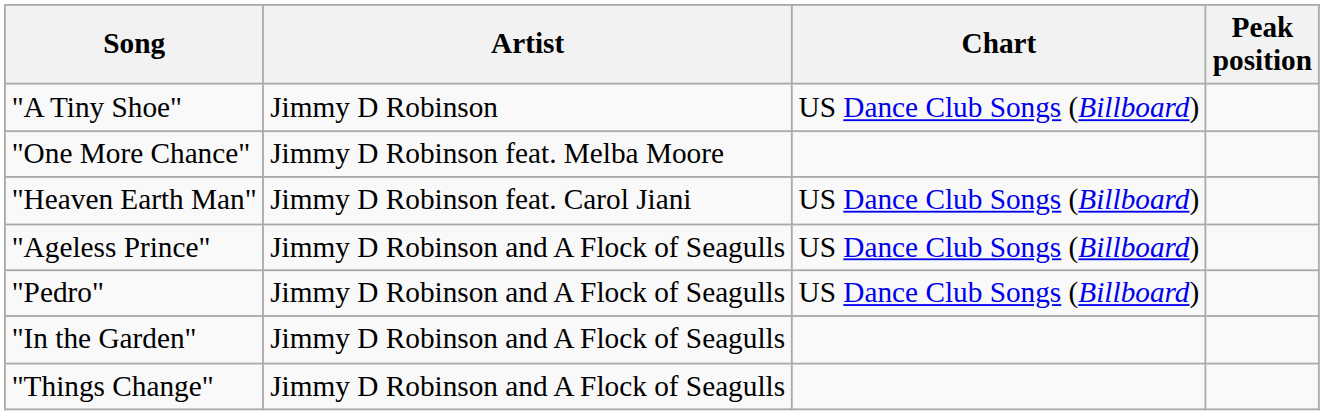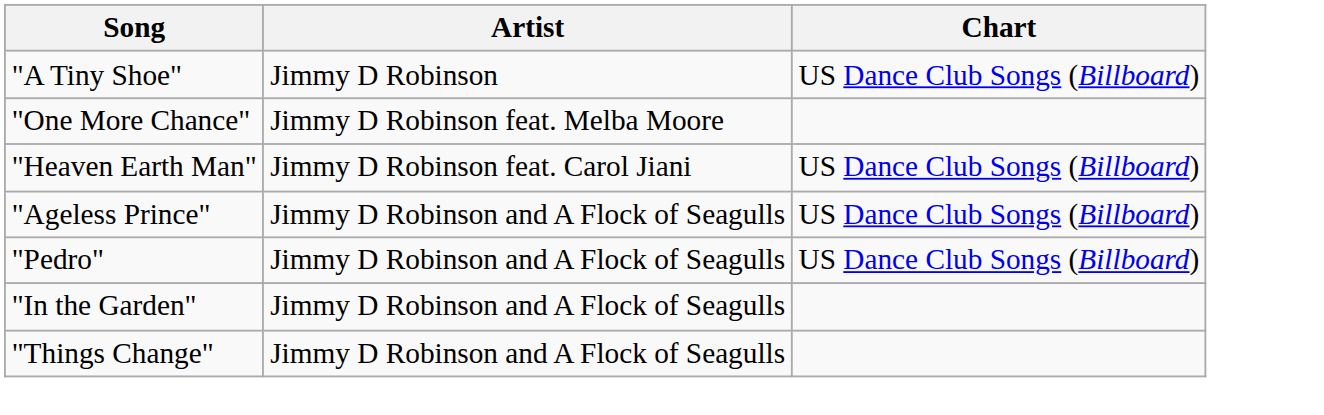- column: (1262, 44)
